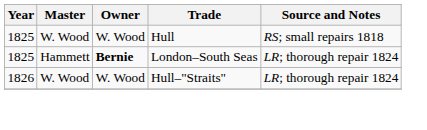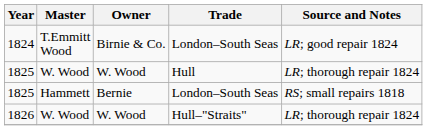+ row: (21, 43)
(324, 36) RS; small repairs 1818 -> (352, 72) LR; thorough repair 1824
(115, 57) bold -> (114, 93) normal
(331, 57) LR; thorough repair 1824 -> (344, 93) RS; small repairs 1818
